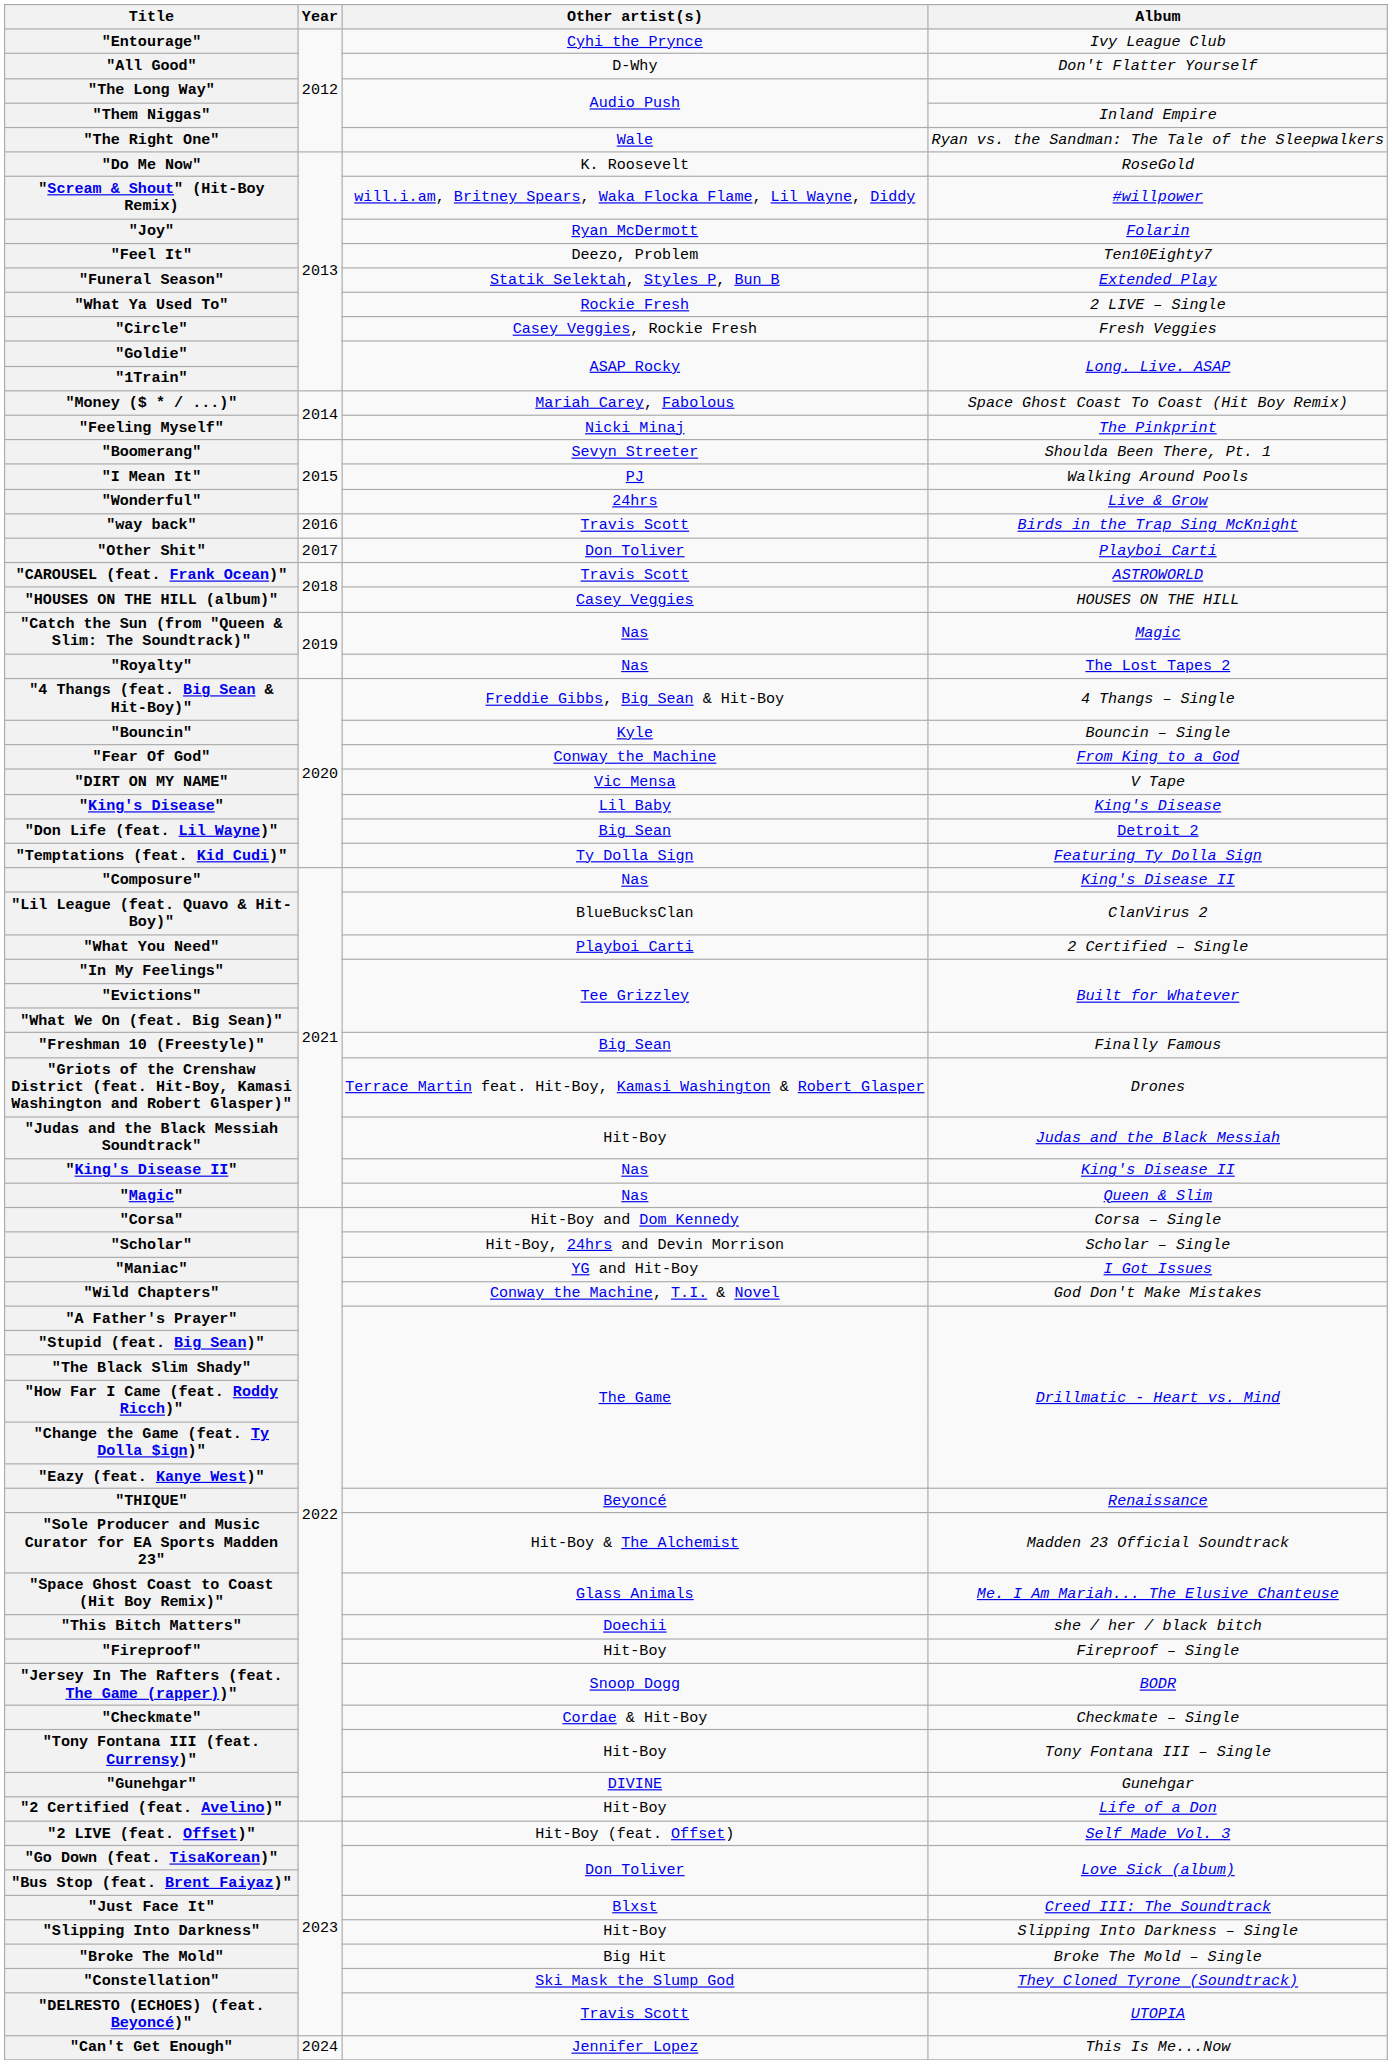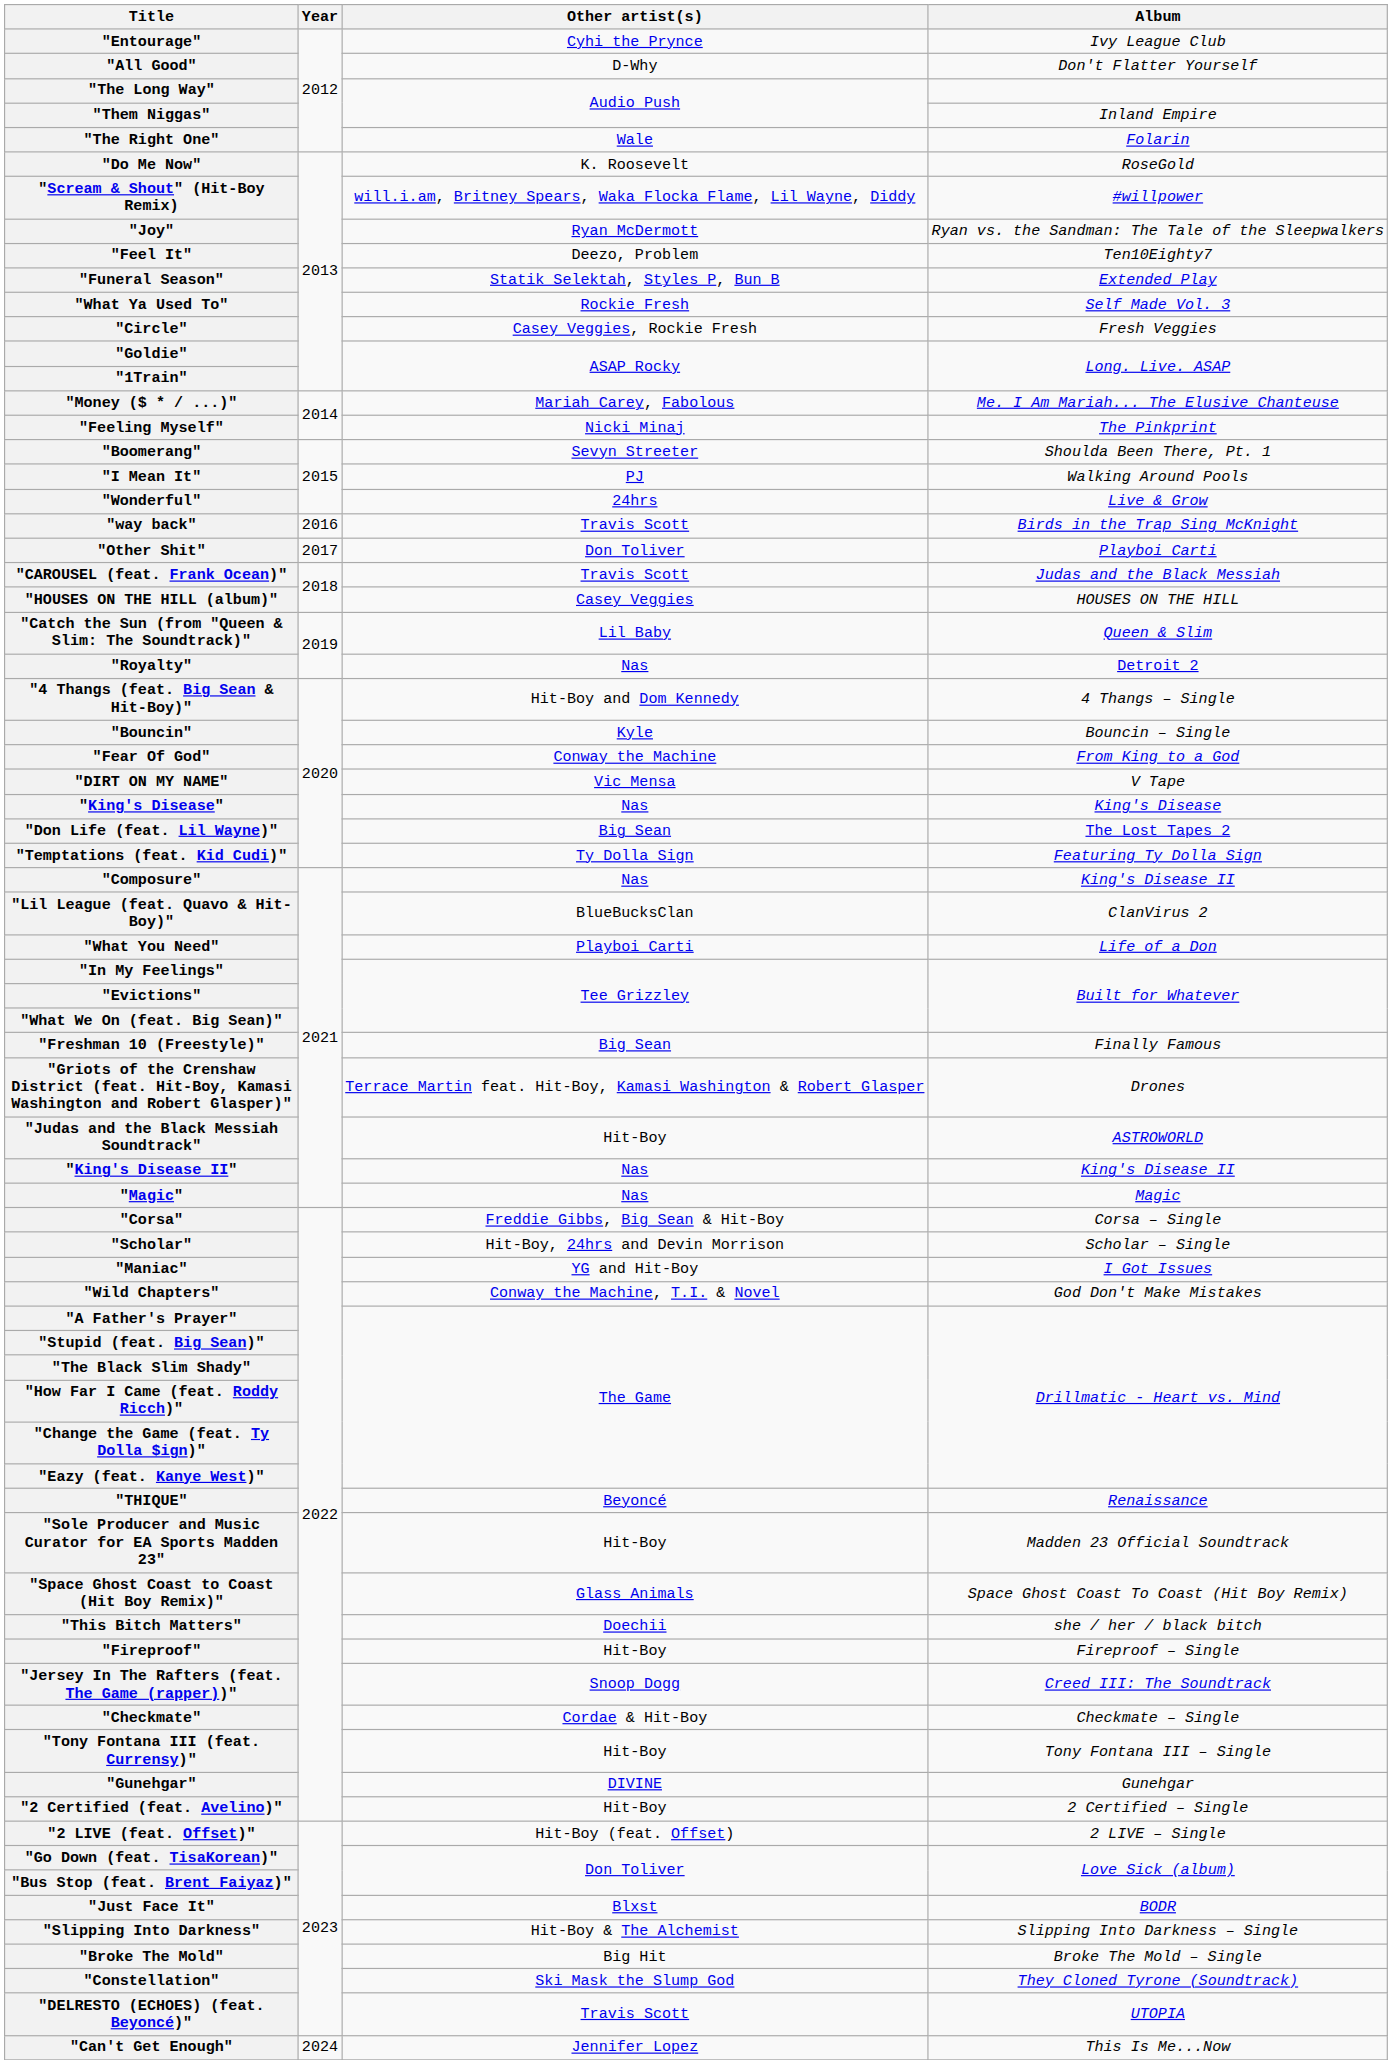(1158, 140) Ryan vs. the Sandman: The Tale of the Sleepwalkers -> (1158, 140) Folarin
(1158, 231) Folarin -> (1158, 231) Ryan vs. the Sandman: The Tale of the Sleepwalkers
(1158, 305) 2 LIVE – Single -> (1158, 305) Self Made Vol. 3
(1158, 403) Space Ghost Coast To Coast (Hit Boy Remix) -> (1158, 403) Me. I Am Mariah... The Elusive Chanteuse
(1158, 575) ASTROWORLD -> (1158, 575) Judas and the Black Messiah
(635, 633) Nas -> (635, 633) Lil Baby
(1158, 633) Magic -> (1158, 633) Queen & Slim
(1158, 666) The Lost Tapes 2 -> (1158, 666) Detroit 2
(635, 699) Freddie Gibbs, Big Sean & Hit-Boy -> (635, 699) Hit-Boy and Dom Kennedy
(635, 806) Lil Baby -> (635, 806) Nas
(1158, 831) Detroit 2 -> (1158, 831) The Lost Tapes 2
(1158, 947) 2 Certified – Single -> (1158, 947) Life of a Don
(1158, 1138) Judas and the Black Messiah -> (1158, 1138) ASTROWORLD
(1158, 1196) Queen & Slim -> (1158, 1196) Magic
(635, 1220) Hit-Boy and Dom Kennedy -> (635, 1220) Freddie Gibbs, Big Sean & Hit-Boy
(635, 1543) Hit-Boy & The Alchemist -> (635, 1543) Hit-Boy
(1158, 1593) Me. I Am Mariah... The Elusive Chanteuse -> (1158, 1593) Space Ghost Coast To Coast (Hit Boy Remix)
(1158, 1684) BODR -> (1158, 1684) Creed III: The Soundtrack
(1158, 1809) Life of a Don -> (1158, 1809) 2 Certified – Single
(1158, 1833) Self Made Vol. 3 -> (1158, 1833) 2 LIVE – Single
(1158, 1907) Creed III: The Soundtrack -> (1158, 1907) BODR
(635, 1932) Hit-Boy -> (635, 1932) Hit-Boy & The Alchemist
